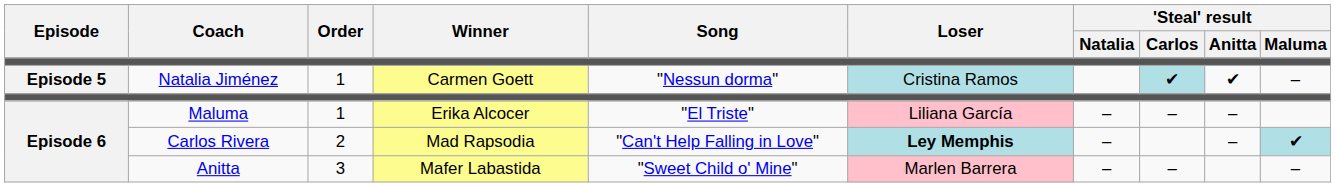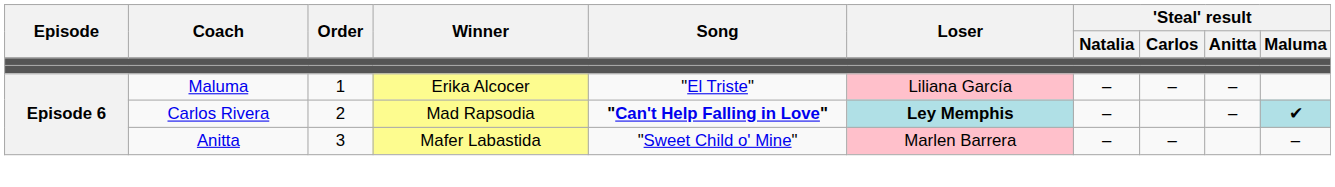- row: (218, 79)
(718, 141) normal -> (718, 113) bold
